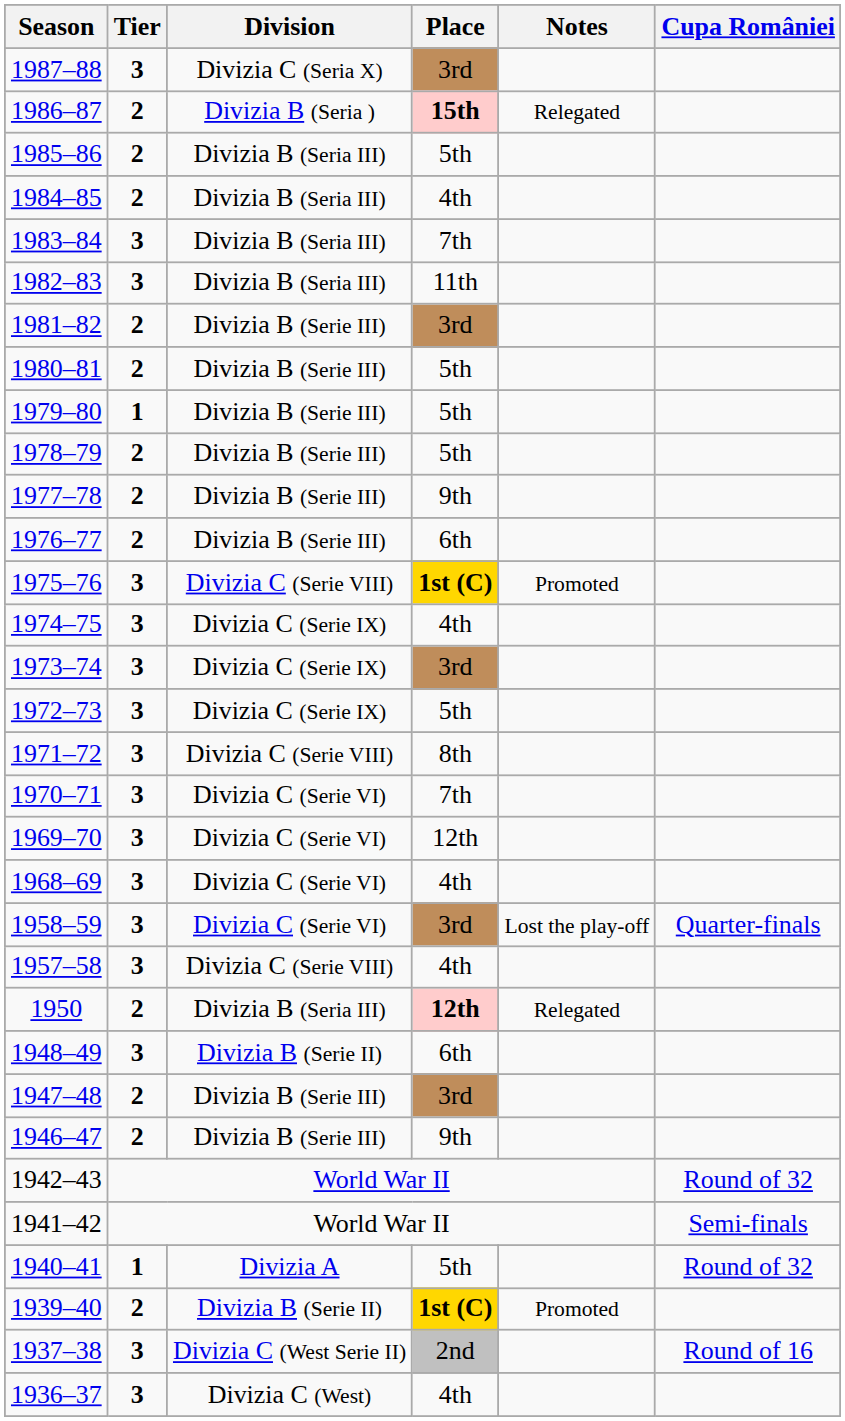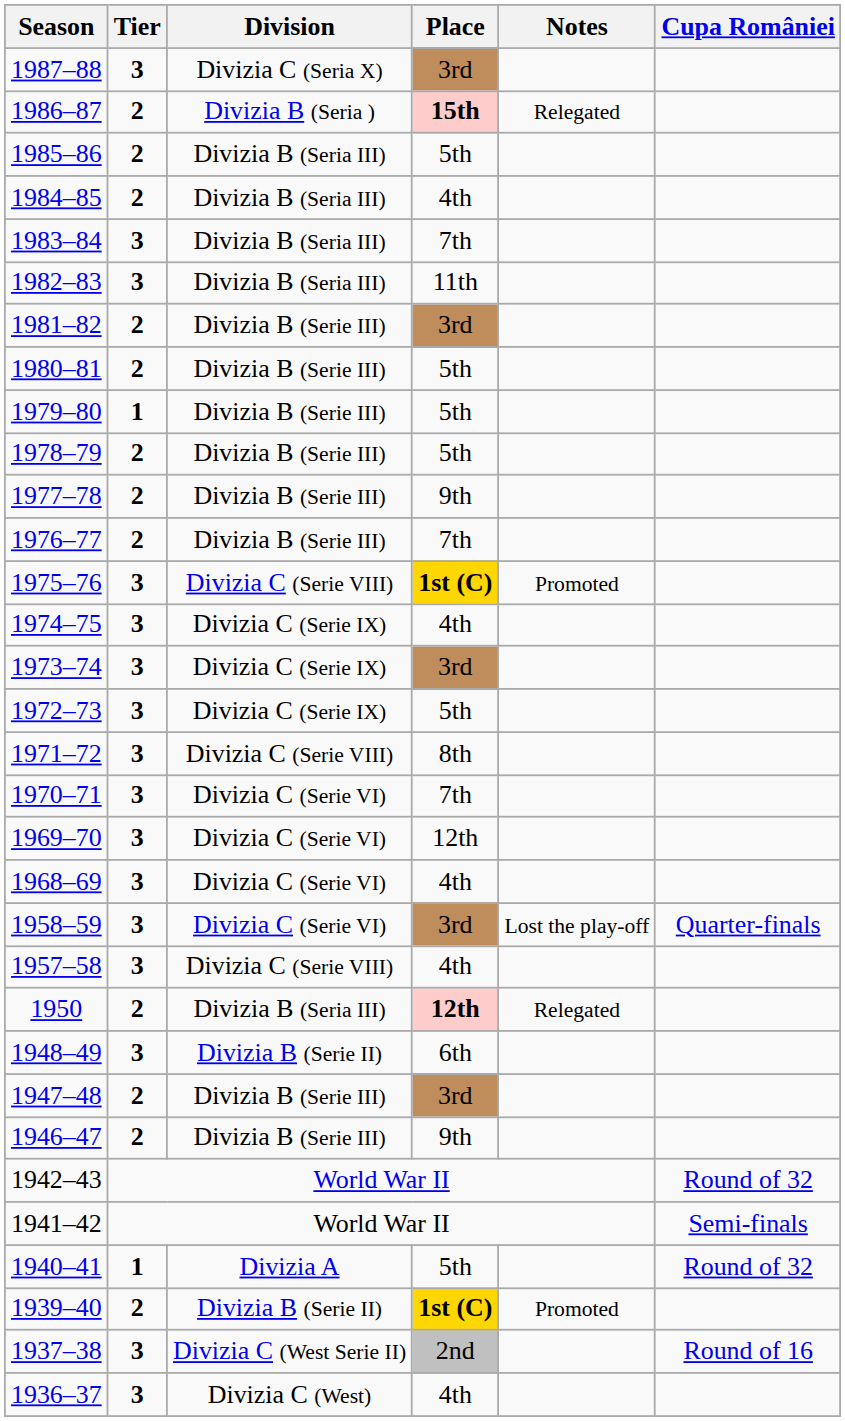(455, 539) 6th -> (455, 539) 7th
